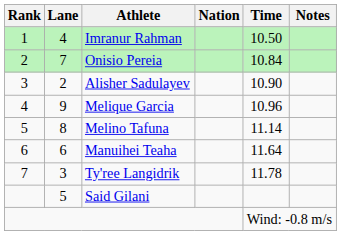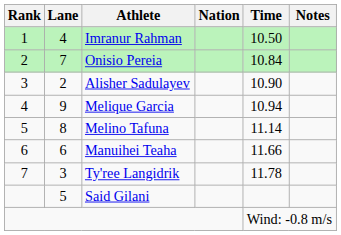(266, 106) 10.96 -> (266, 106) 10.94
(266, 151) 11.64 -> (266, 151) 11.66
